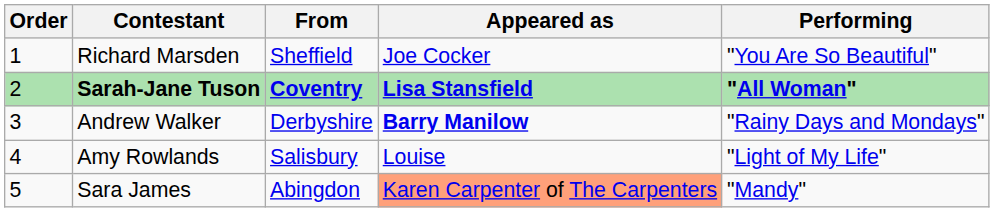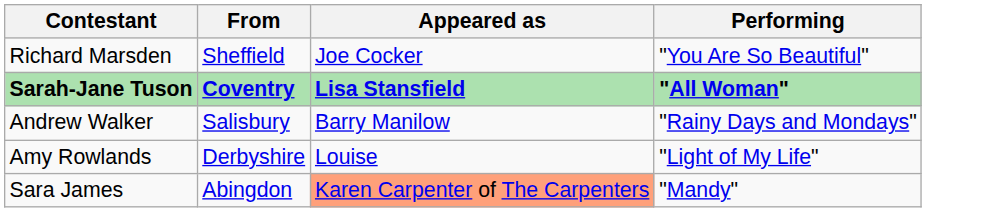- column: (39, 21)
(321, 122) Derbyshire -> (246, 122) Salisbury
(455, 122) bold -> (382, 122) normal
(314, 156) Salisbury -> (254, 156) Derbyshire
